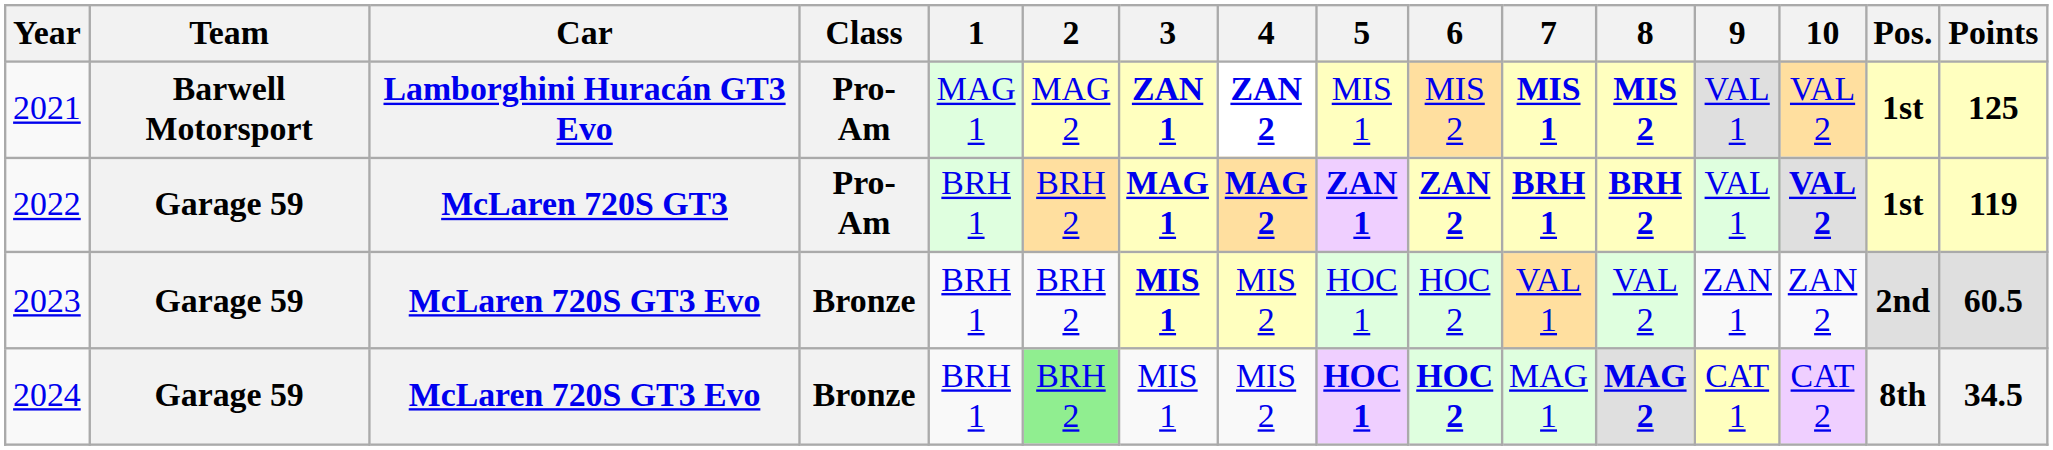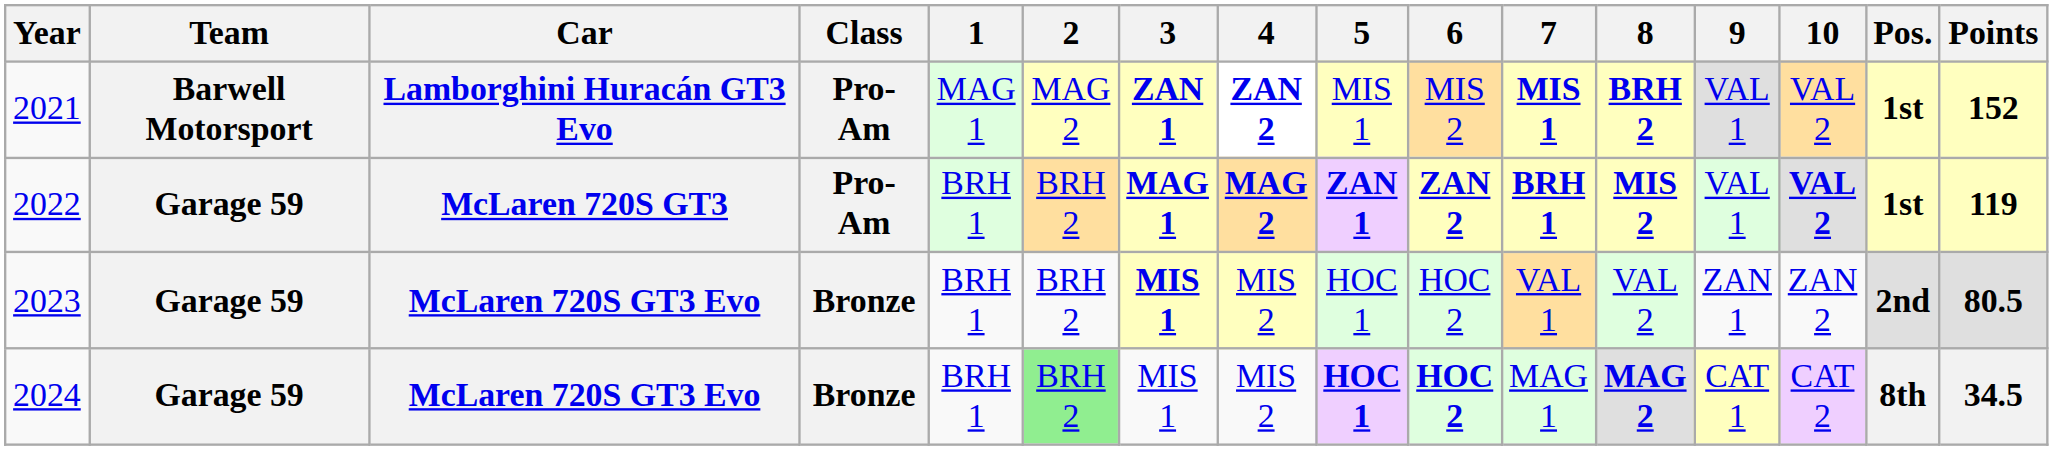(1645, 108) MIS 2 -> (1645, 108) BRH 2
(1993, 108) 125 -> (1993, 108) 152
(1645, 204) BRH 2 -> (1645, 204) MIS 2
(1993, 300) 60.5 -> (1993, 300) 80.5
